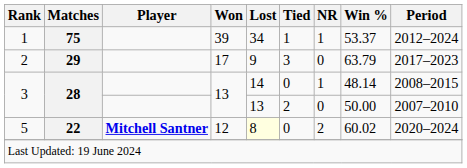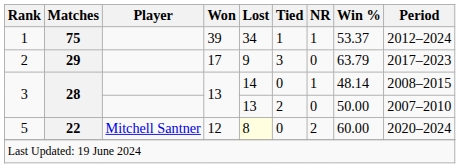(157, 128) bold -> (153, 128) normal
(360, 128) 60.02 -> (353, 128) 60.00
